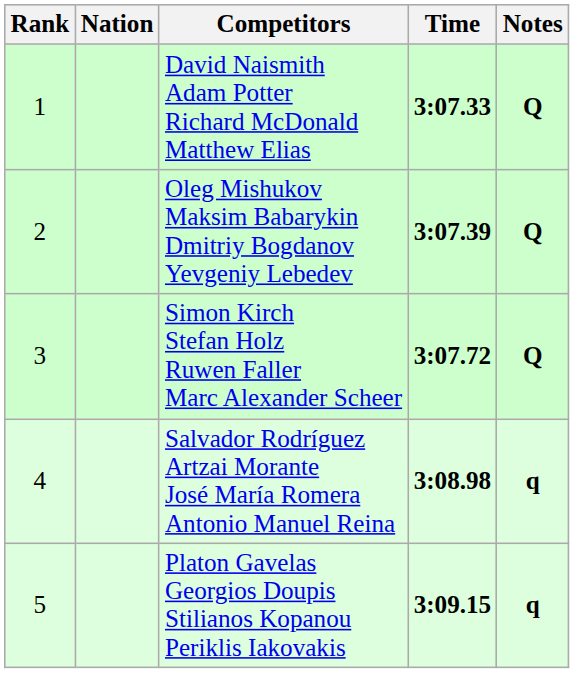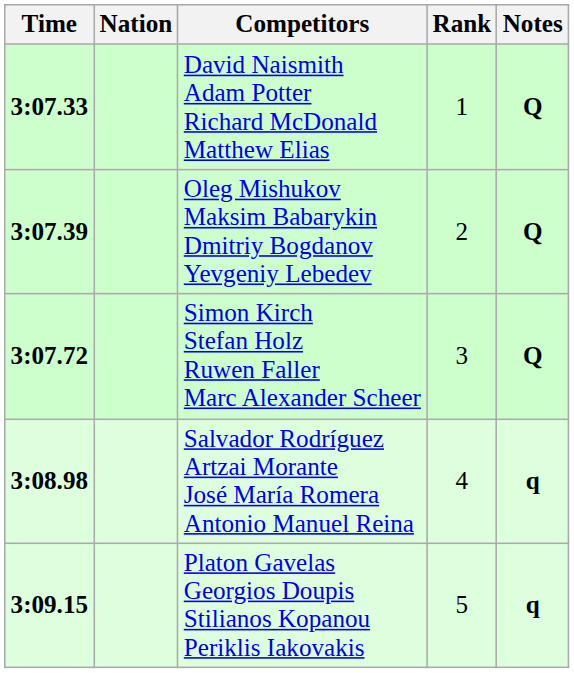columns swapped: (40, 24) <-> (452, 24)
